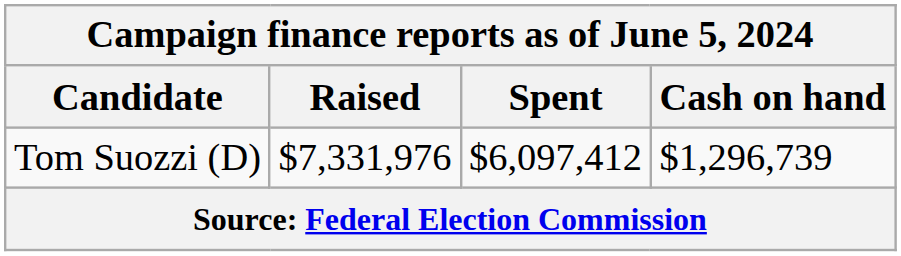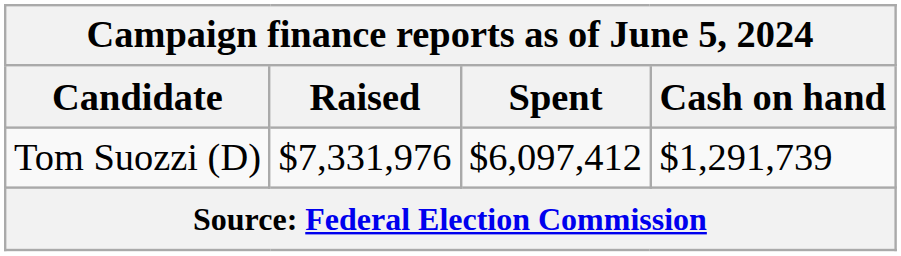(746, 156) $1,296,739 -> (746, 156) $1,291,739
